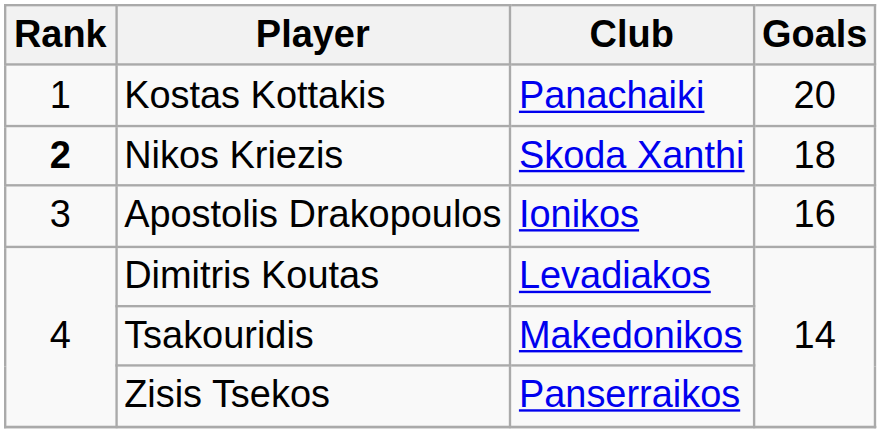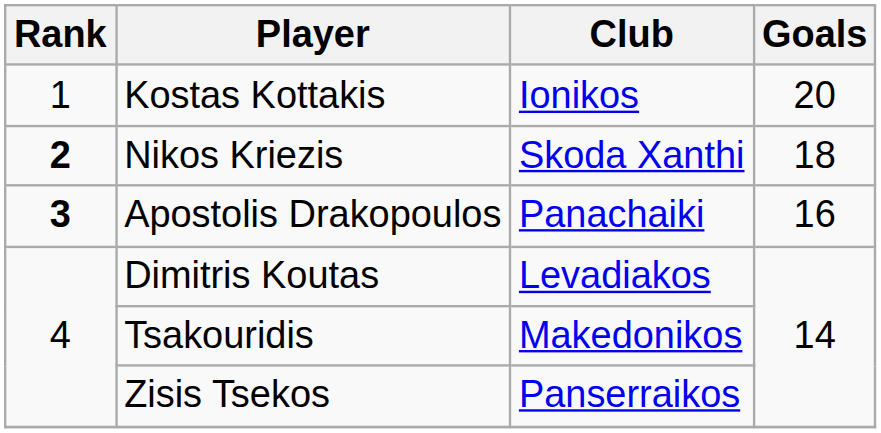(612, 94) Panachaiki -> (579, 94) Ionikos
(60, 214) normal -> (60, 214) bold
(579, 214) Ionikos -> (612, 214) Panachaiki
